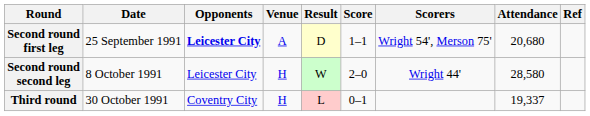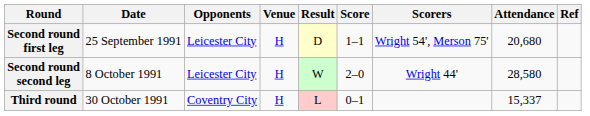(224, 40) bold -> (222, 40) normal
(282, 40) A -> (279, 40) H
(528, 100) 19,337 -> (524, 100) 15,337
